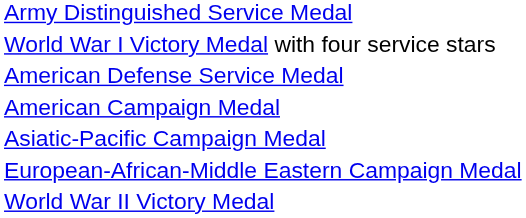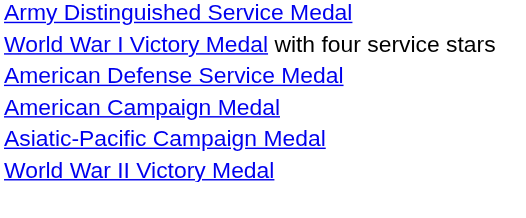- row: (263, 170)
